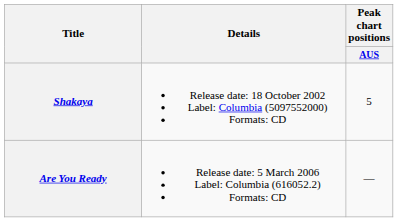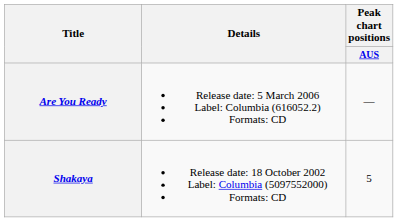rows swapped: (73, 101) <-> (73, 178)
